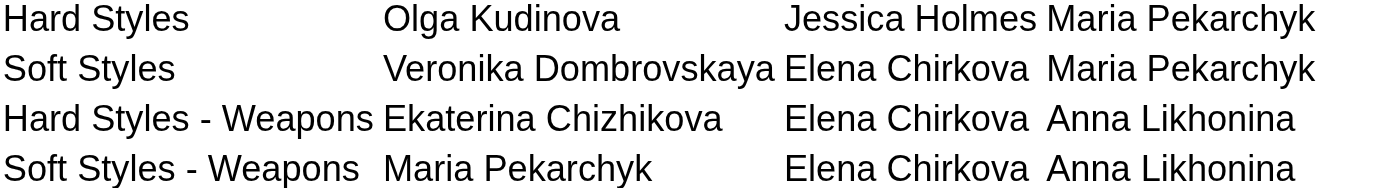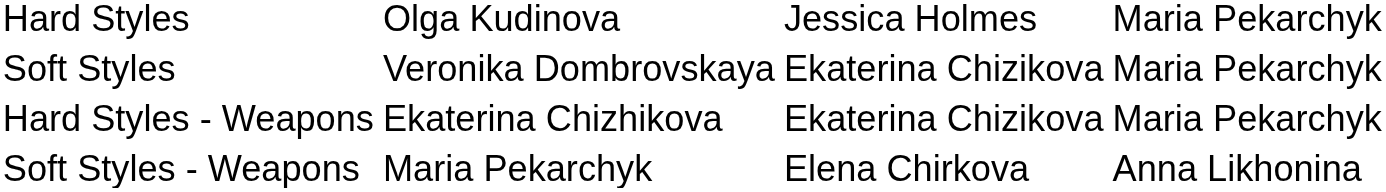(907, 69) Elena Chirkova -> (944, 69) Ekaterina Chizikova
(907, 118) Elena Chirkova -> (944, 118) Ekaterina Chizikova
(1171, 118) Anna Likhonina -> (1247, 118) Maria Pekarchyk
